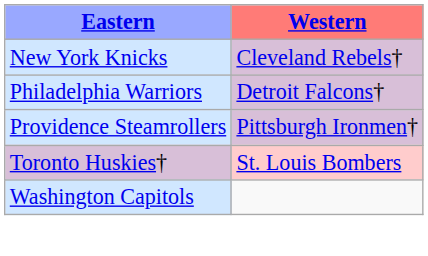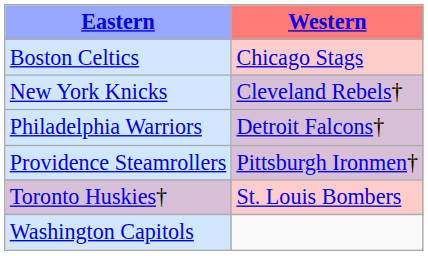+ row: (74, 57)
